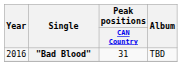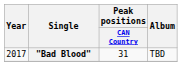(16, 54) 2016 -> (16, 54) 2017
